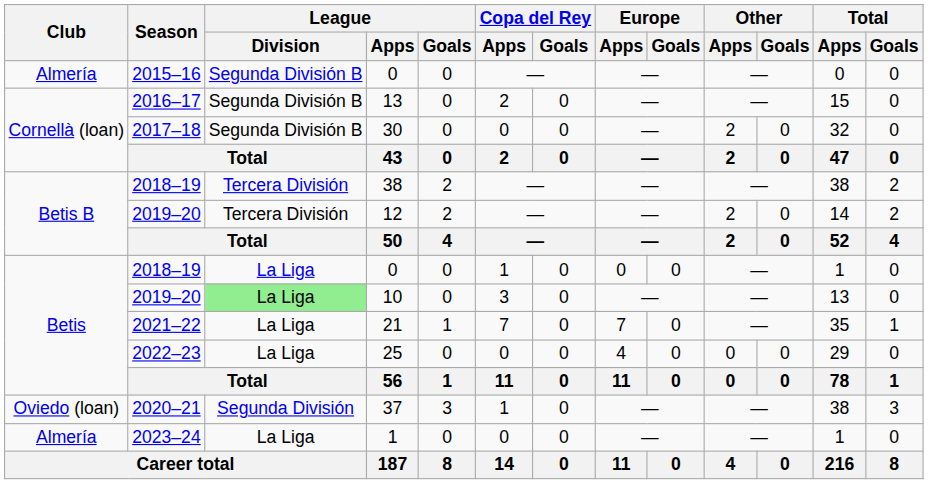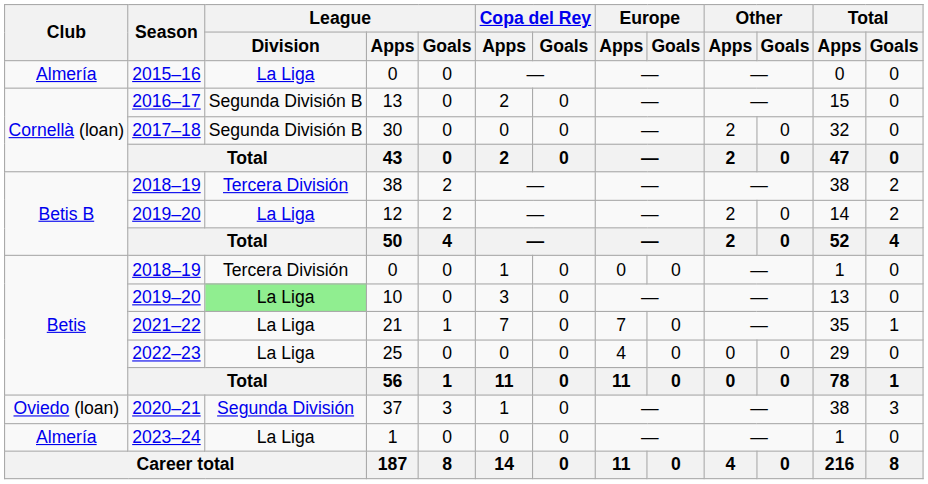(286, 74) Segunda División B -> (286, 74) La Liga
(286, 213) Tercera División -> (286, 213) La Liga
(286, 269) La Liga -> (286, 269) Tercera División
